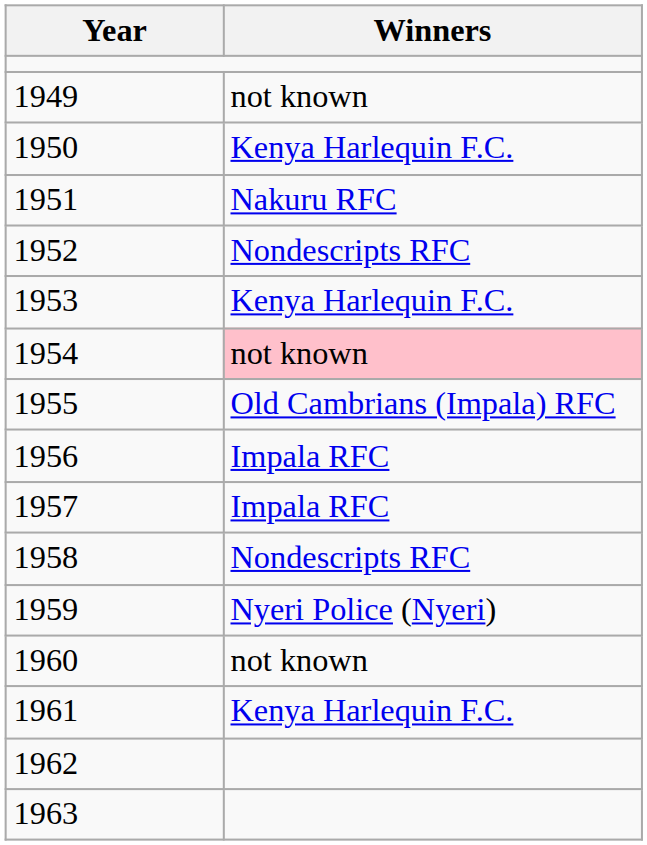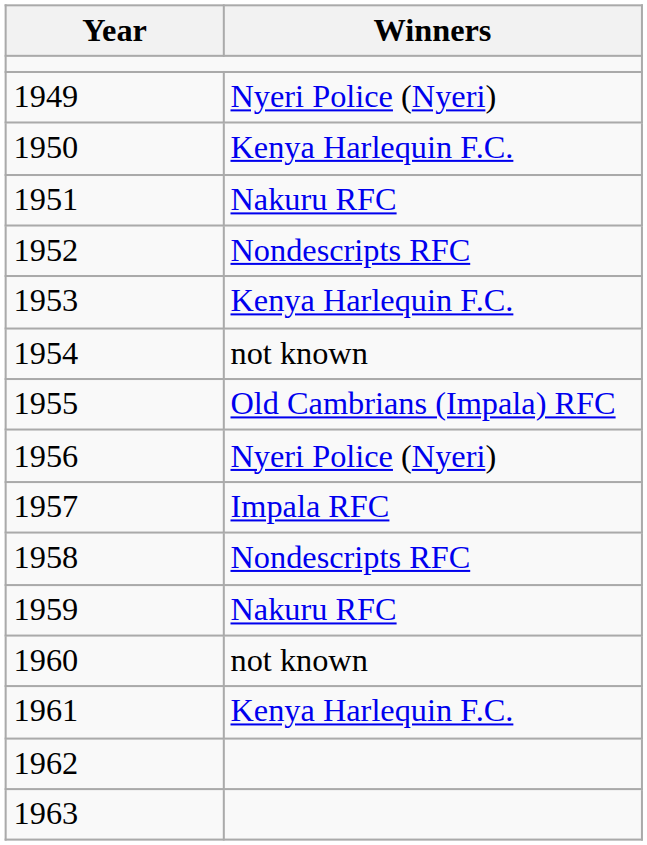(299, 96) not known -> (363, 96) Nyeri Police (Nyeri)
(299, 352) pink background -> (299, 352) no background
(310, 455) Impala RFC -> (363, 455) Nyeri Police (Nyeri)
(363, 609) Nyeri Police (Nyeri) -> (314, 609) Nakuru RFC
